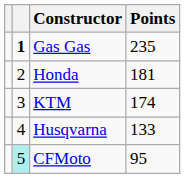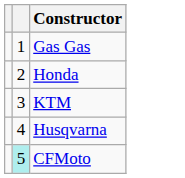- column: (153, 18)
(21, 46) bold -> (21, 46) normal
